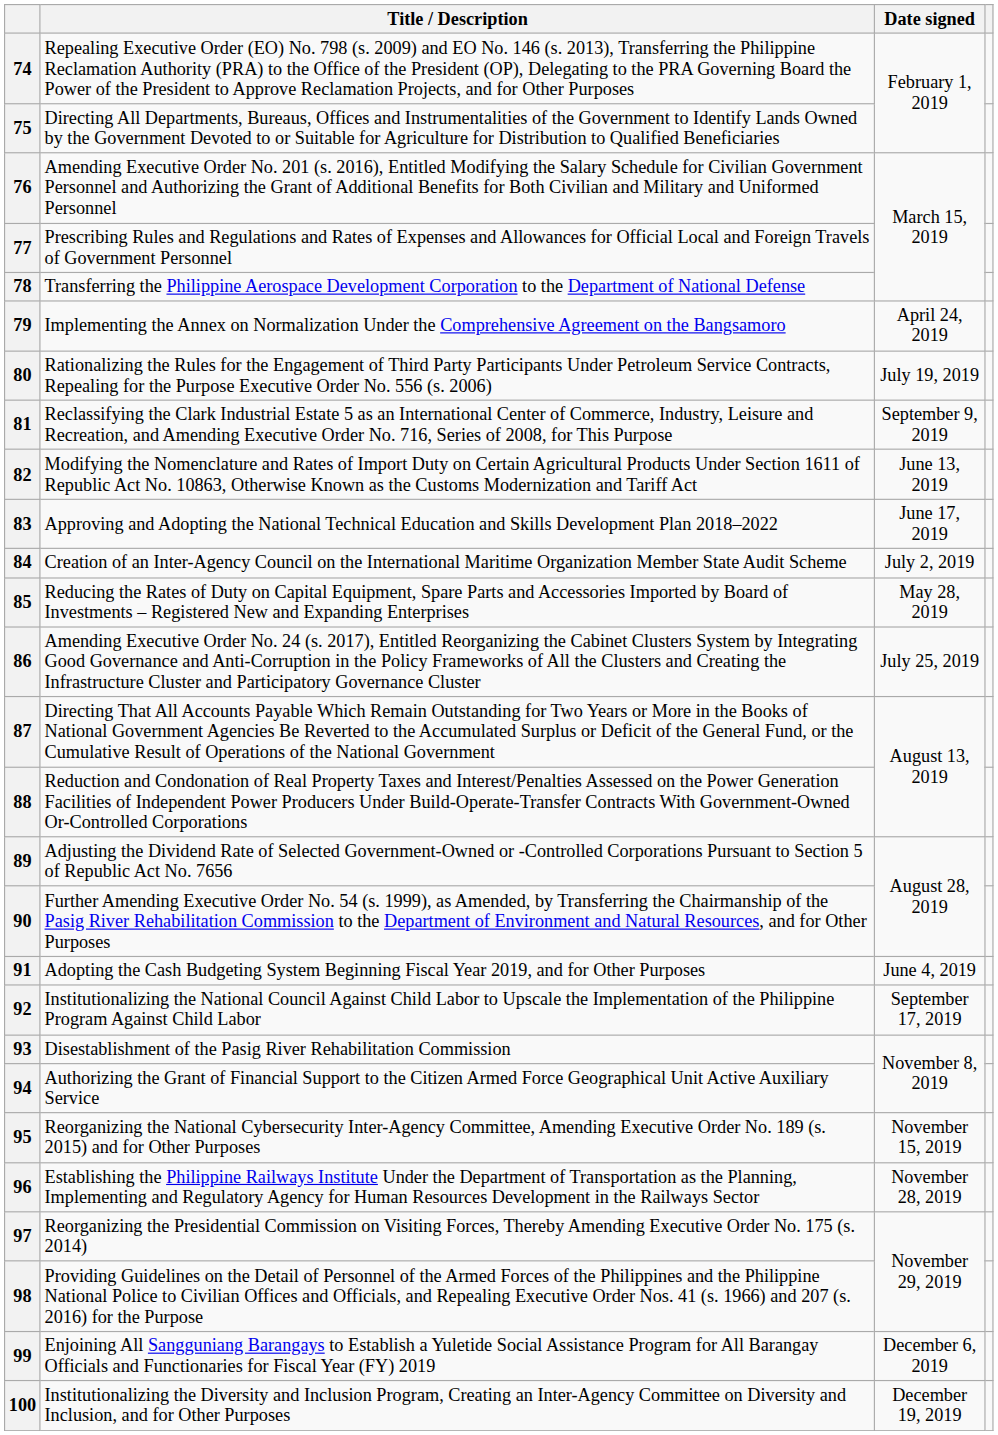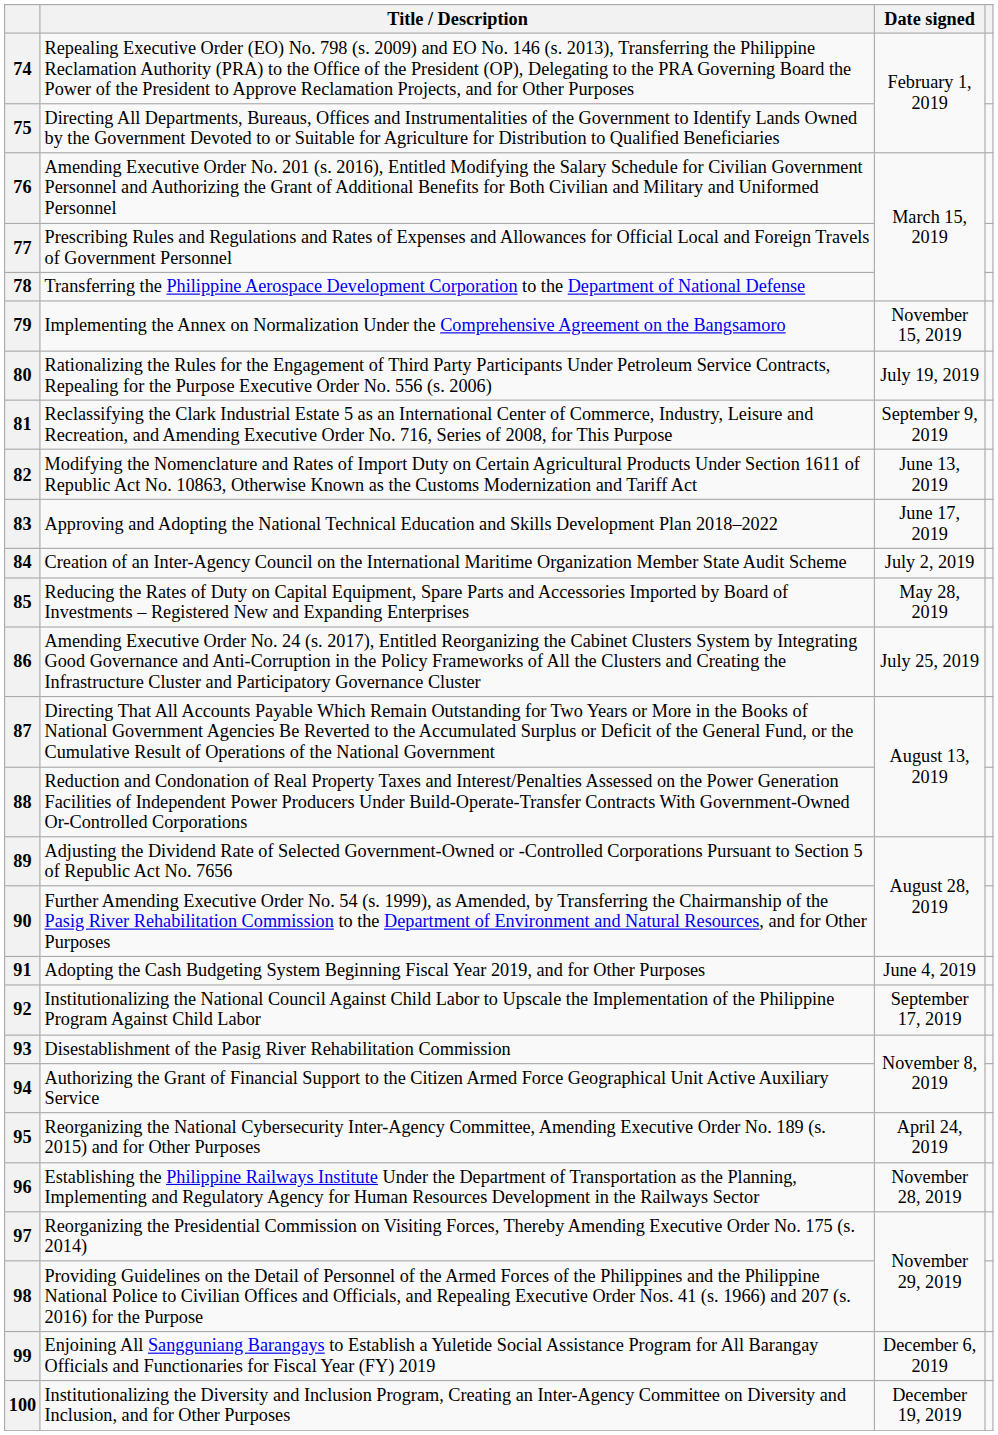(930, 325) April 24, 2019 -> (930, 325) November 15, 2019
(930, 1137) November 15, 2019 -> (930, 1137) April 24, 2019
